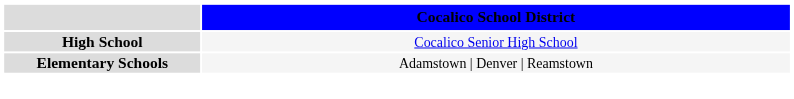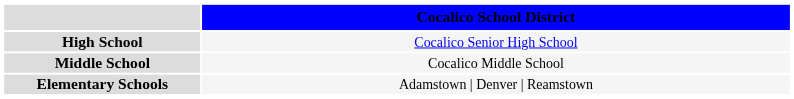+ row: (102, 63)
